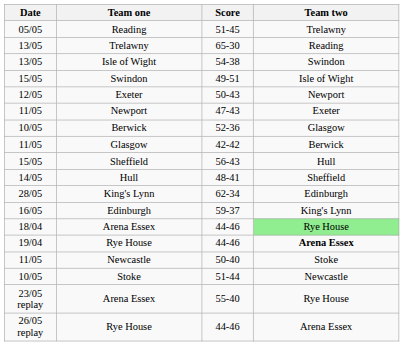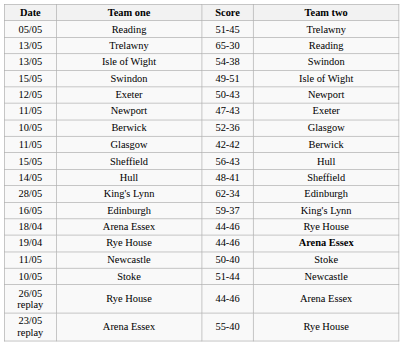(326, 227) lightgreen background -> (326, 227) no background
rows swapped: (30, 298) <-> (30, 327)
